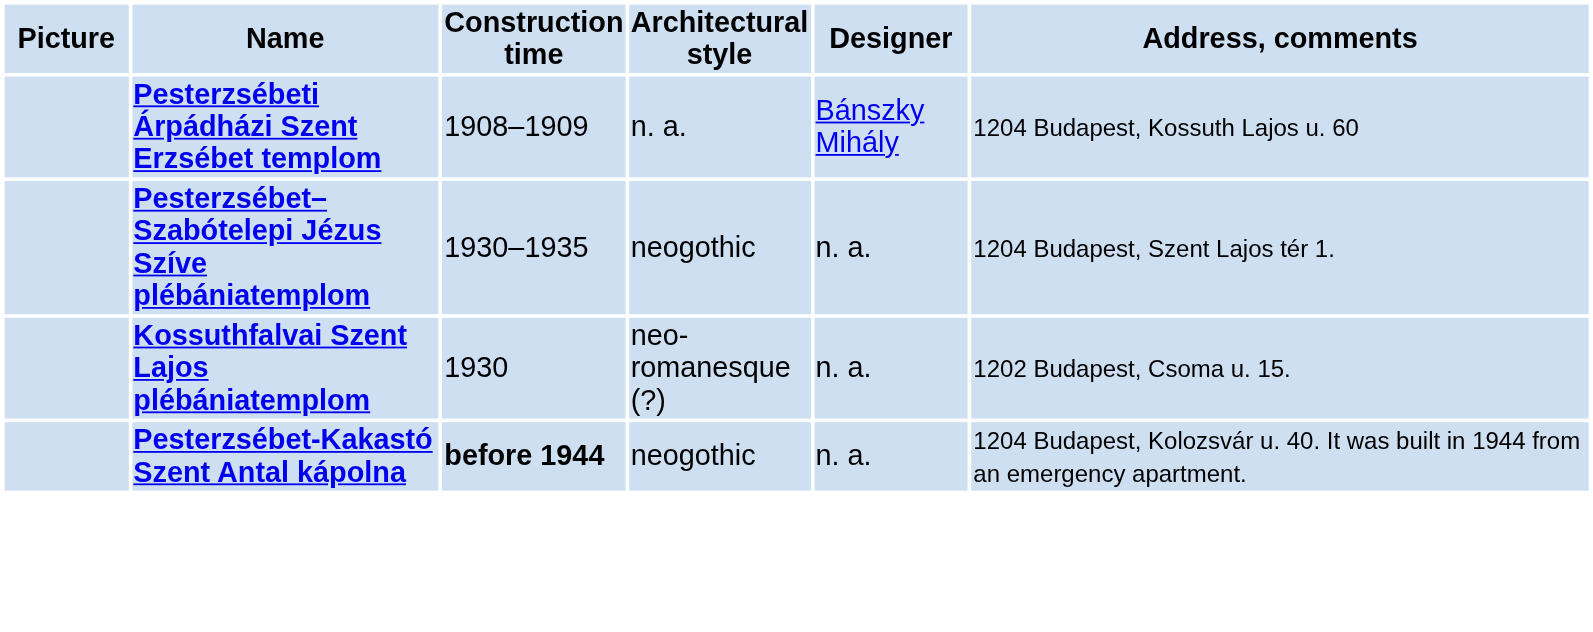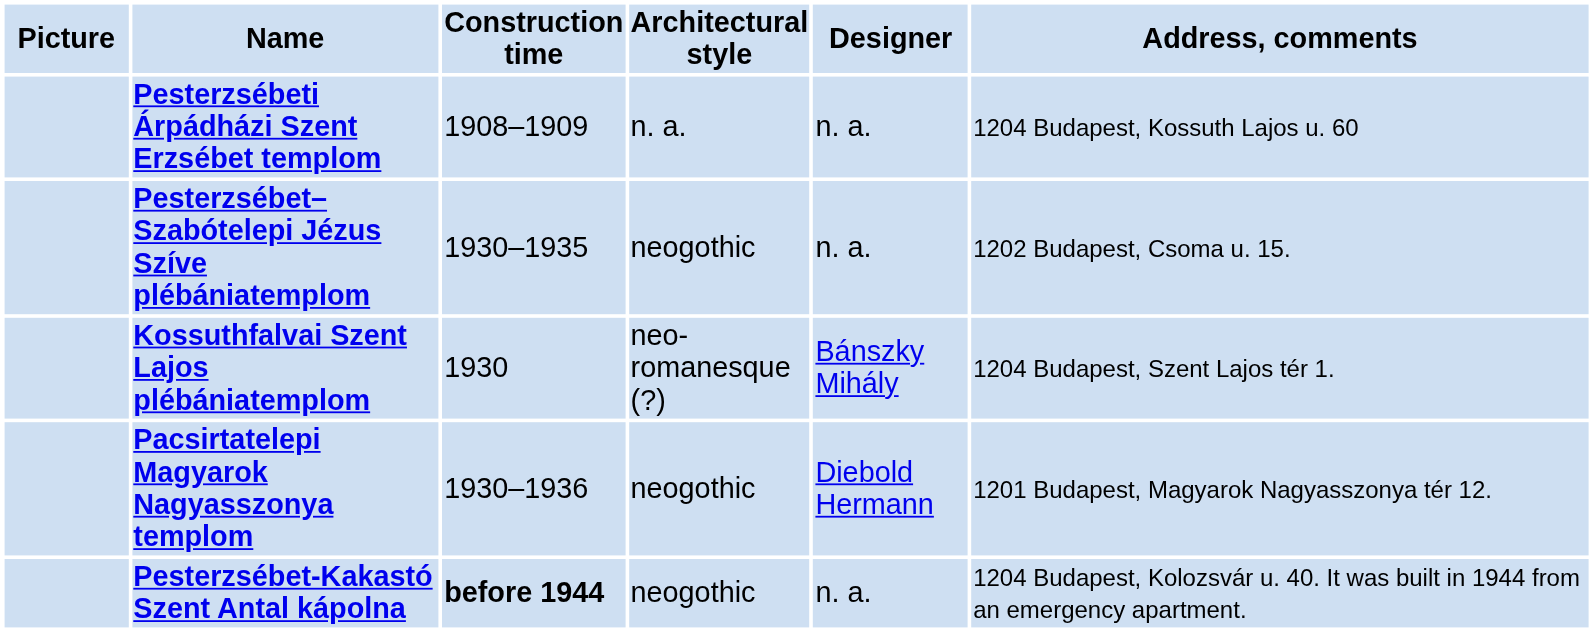(870, 126) Bánszky Mihály -> (843, 126) n. a.
(1154, 248) 1204 Budapest, Szent Lajos tér 1. -> (1132, 248) 1202 Budapest, Csoma u. 15.
(844, 367) n. a. -> (870, 367) Bánszky Mihály
(1132, 369) 1202 Budapest, Csoma u. 15. -> (1154, 369) 1204 Budapest, Szent Lajos tér 1.
+ row: (233, 488)
